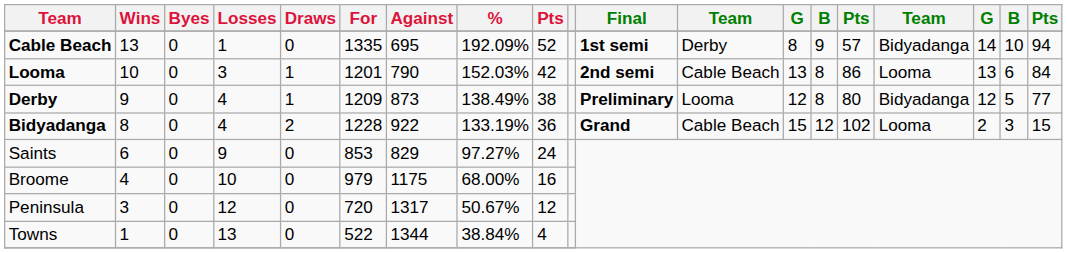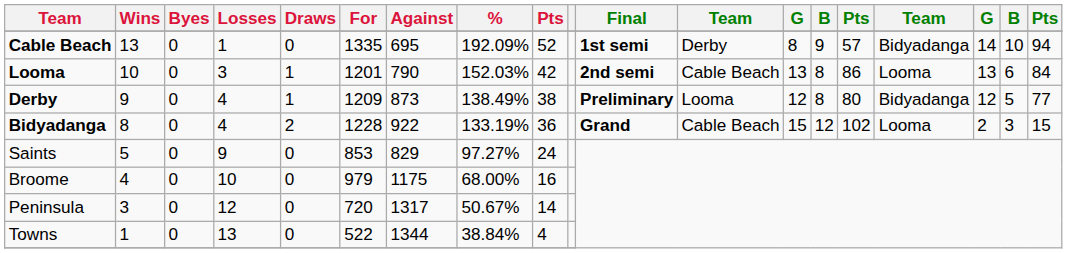(124, 153) 6 -> (124, 153) 5
(547, 207) 12 -> (547, 207) 14
